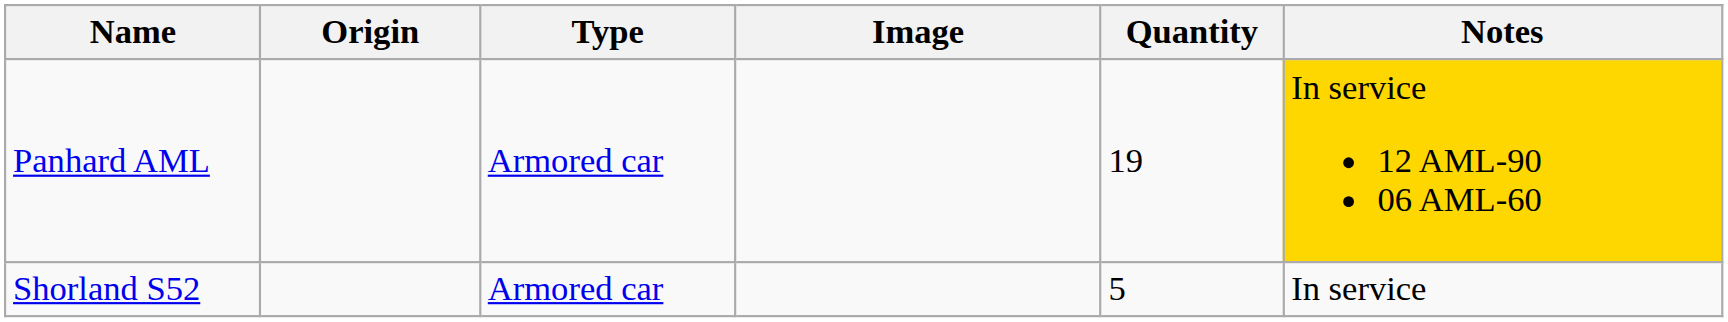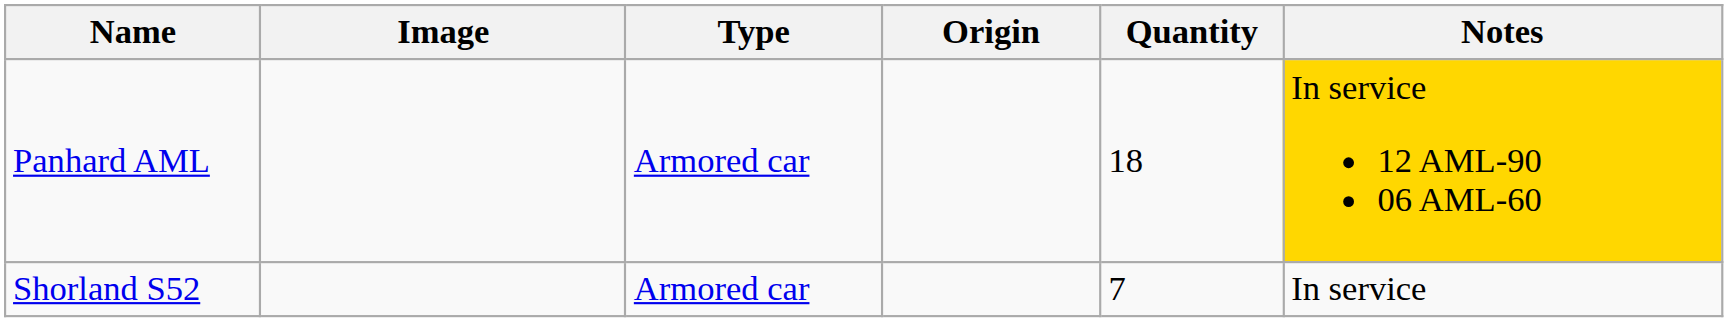columns swapped: (918, 31) <-> (370, 31)
(1126, 160) 19 -> (1126, 160) 18
(1117, 288) 5 -> (1117, 288) 7
